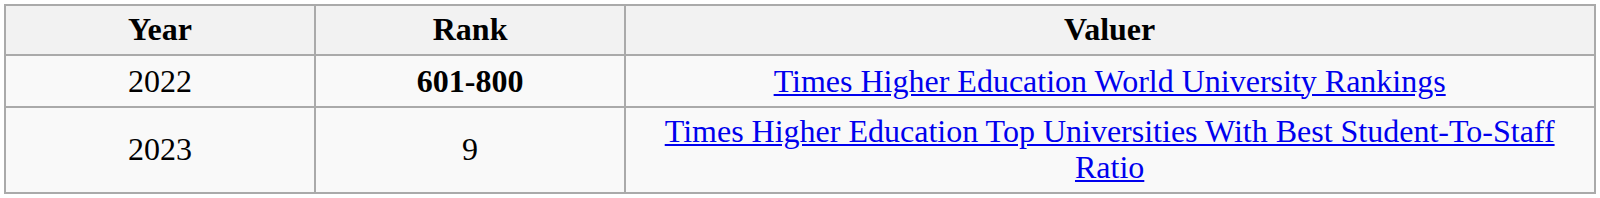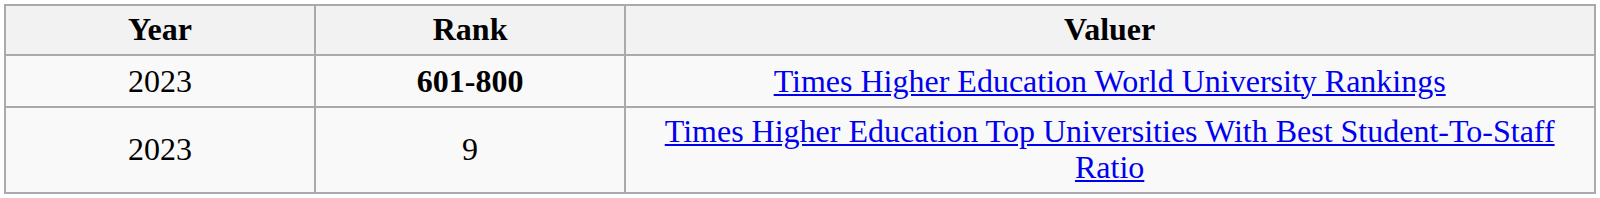(160, 80) 2022 -> (160, 80) 2023
